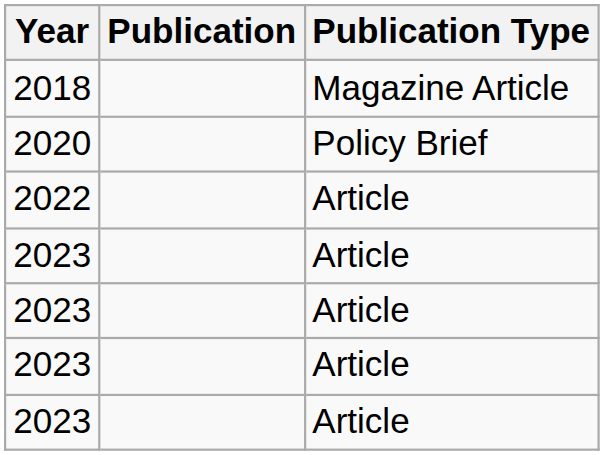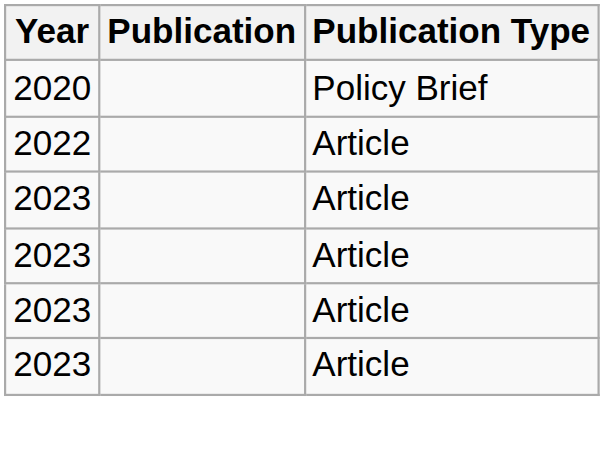- row: (52, 87)
